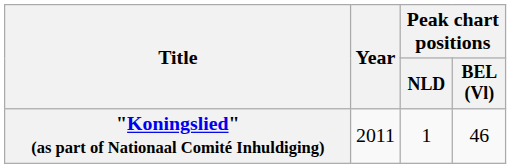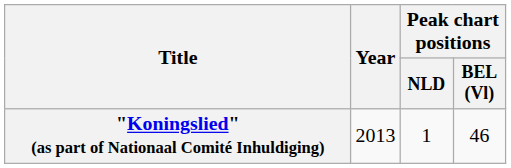(375, 135) 2011 -> (375, 135) 2013
